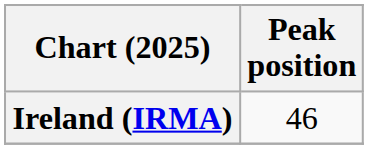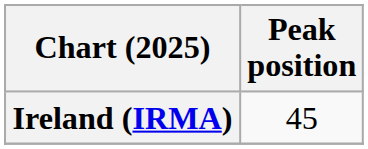(302, 117) 46 -> (302, 117) 45
